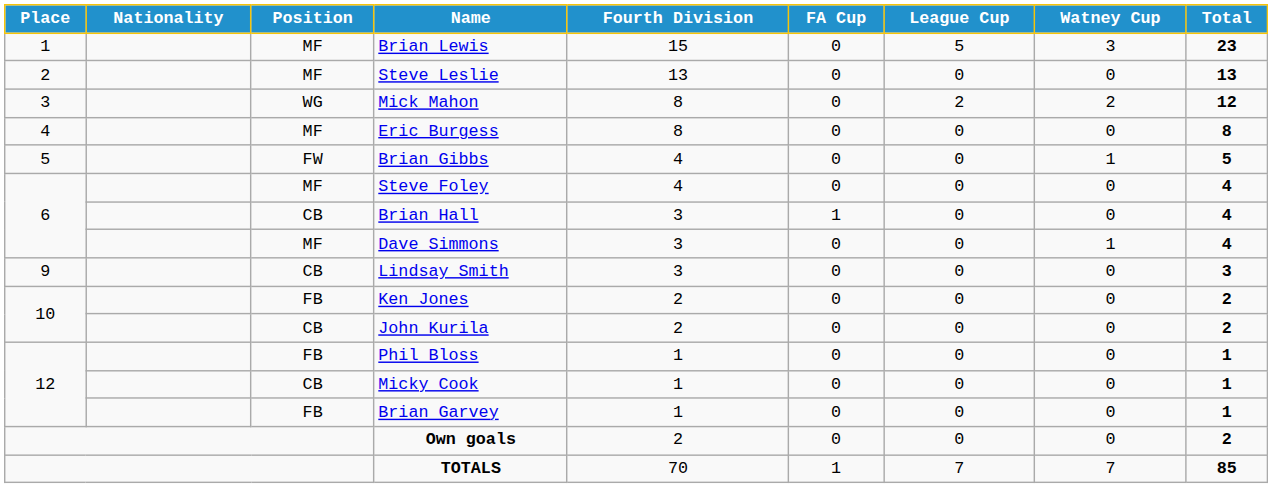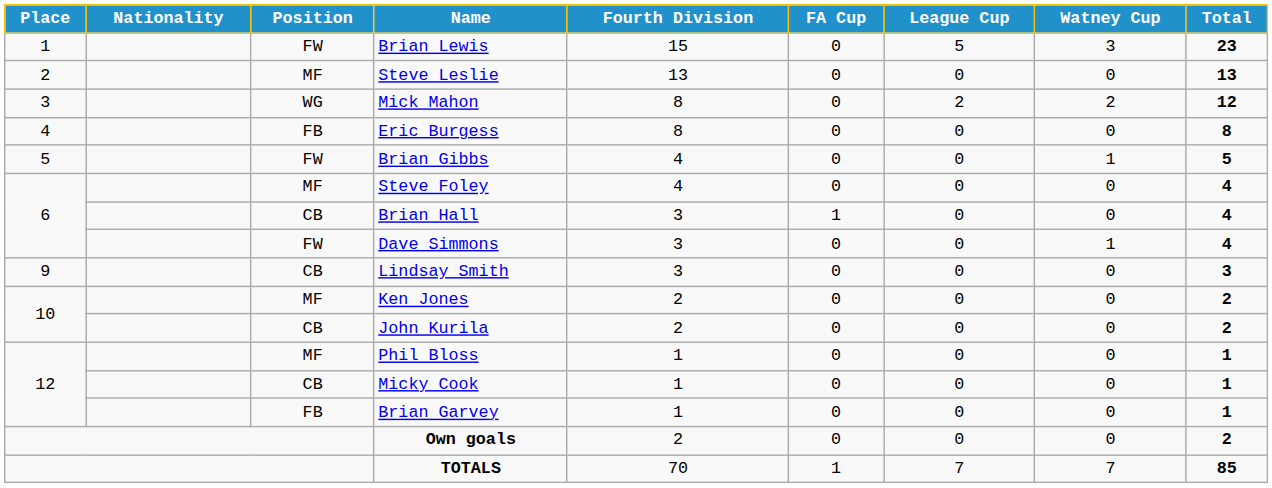(313, 47) MF -> (313, 47) FW
(313, 131) MF -> (313, 131) FB
(313, 243) MF -> (313, 243) FW
(313, 300) FB -> (313, 300) MF
(313, 356) FB -> (313, 356) MF
